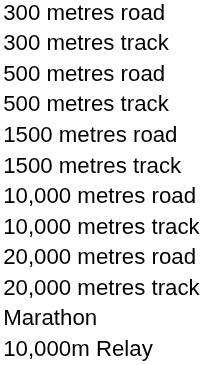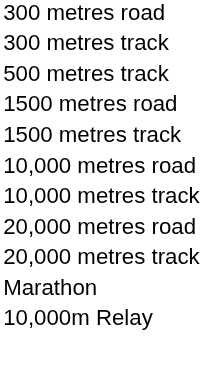- row: (84, 73)
